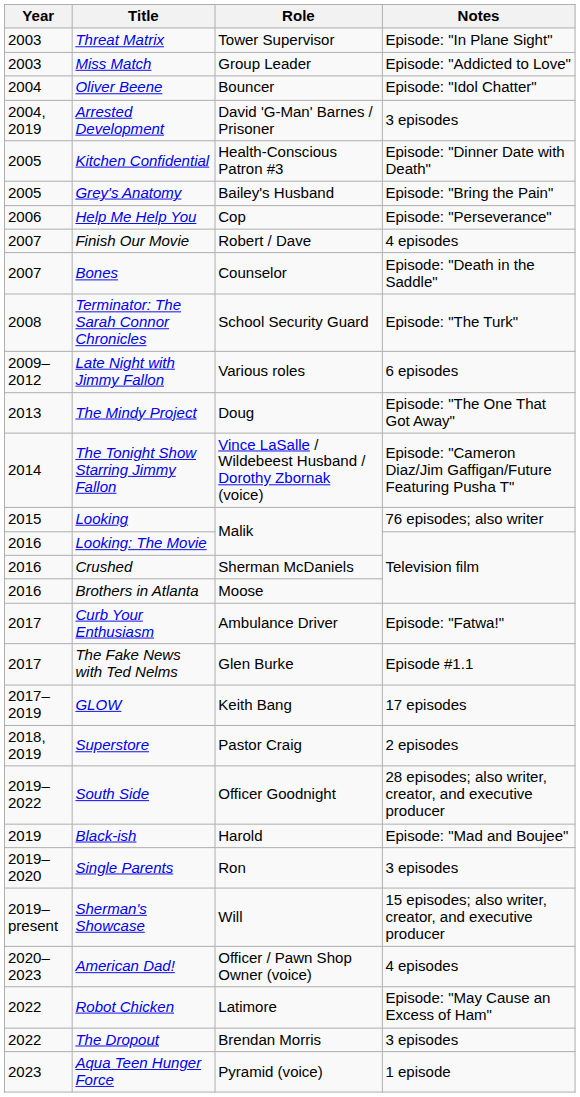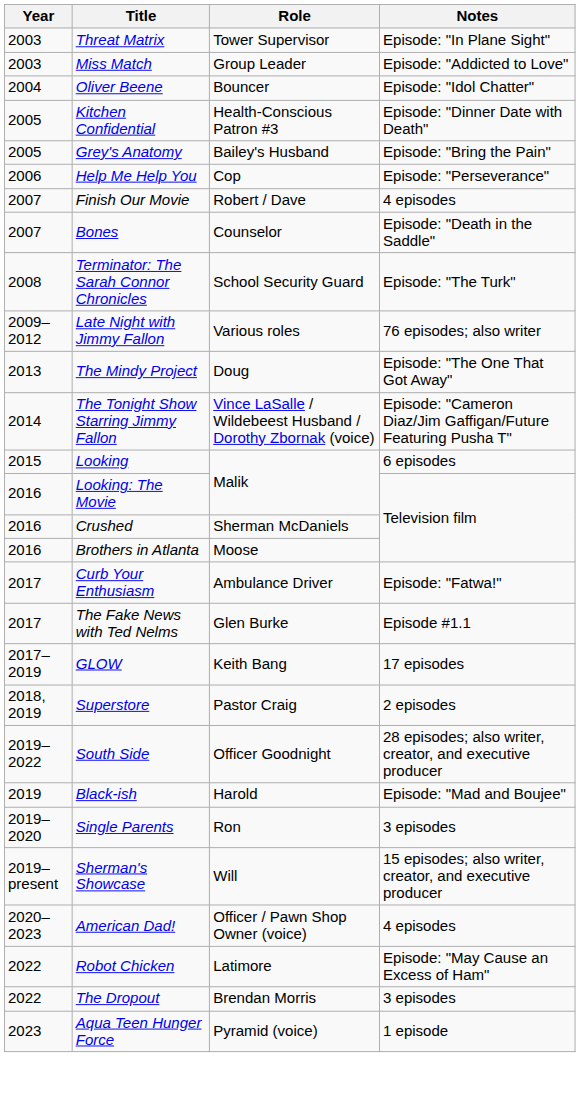- row: (120, 120)
(422, 371) 6 episodes -> (462, 331) 76 episodes; also writer
(464, 519) 76 episodes; also writer -> (419, 461) 6 episodes
